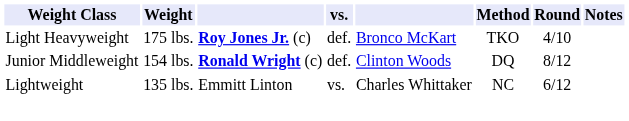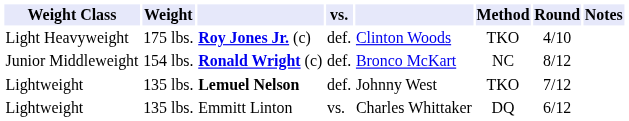(406, 38) Bronco McKart -> (404, 38) Clinton Woods
(404, 61) Clinton Woods -> (406, 61) Bronco McKart
(503, 61) DQ -> (503, 61) NC
+ row: (249, 84)
(503, 84) NC -> (503, 108) DQ
